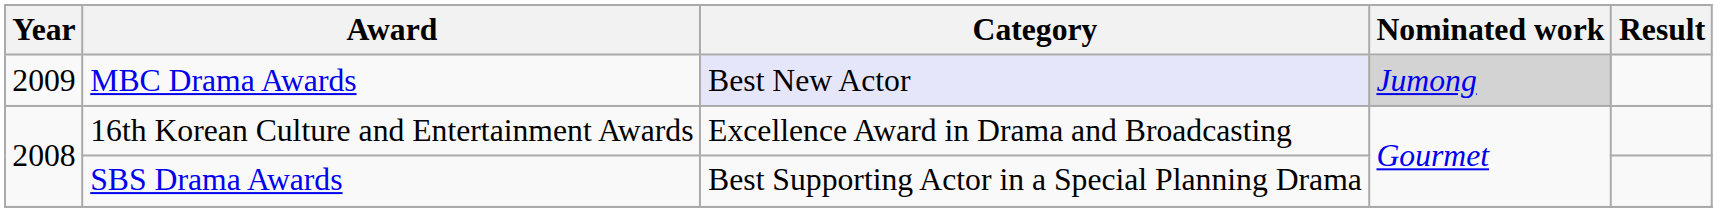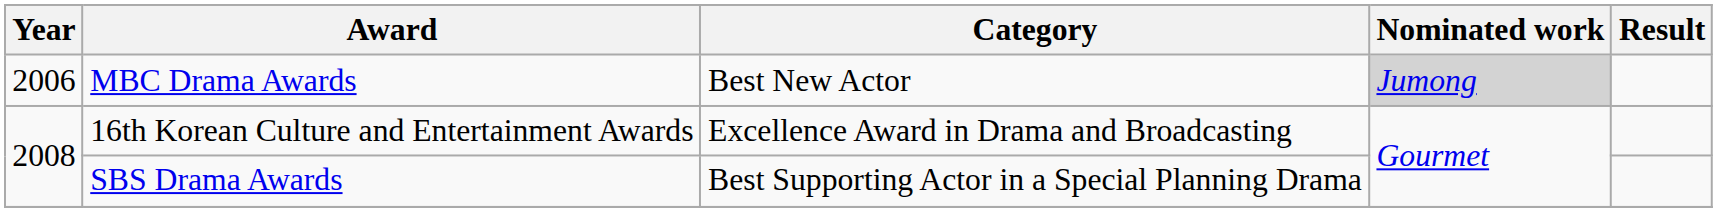(44, 79) 2009 -> (44, 79) 2006
(809, 79) lavender background -> (809, 79) no background
